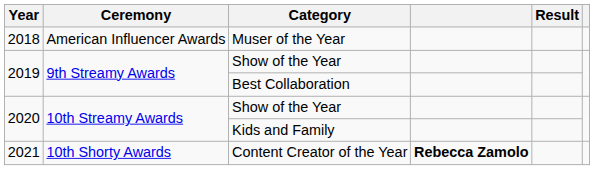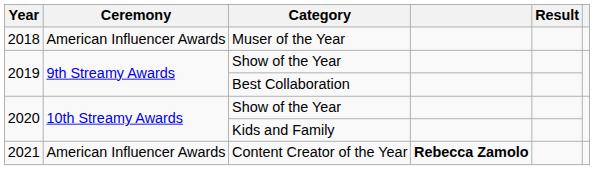(109, 152) 10th Shorty Awards -> (136, 152) American Influencer Awards
